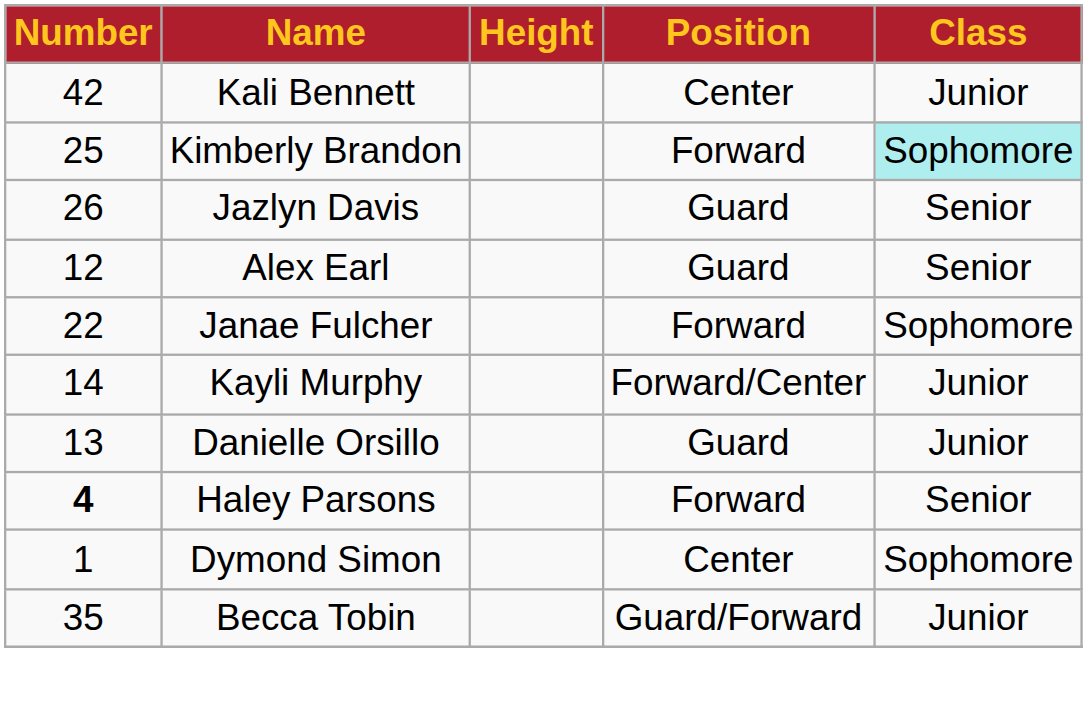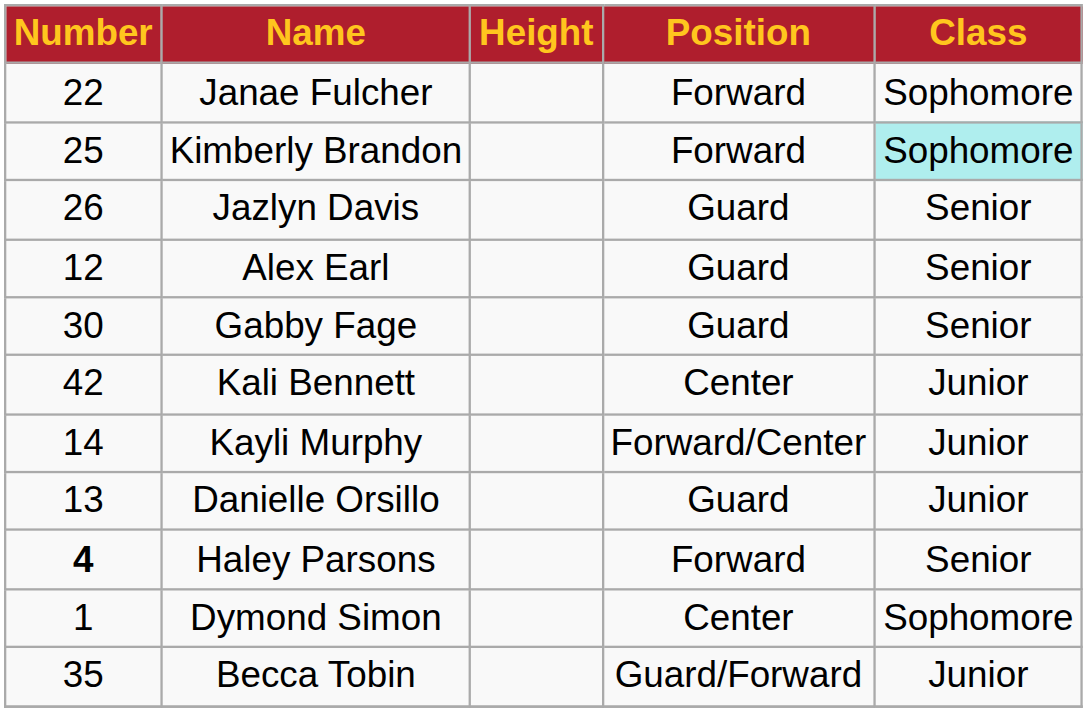rows swapped: (316, 92) <-> (316, 325)
+ row: (316, 325)
